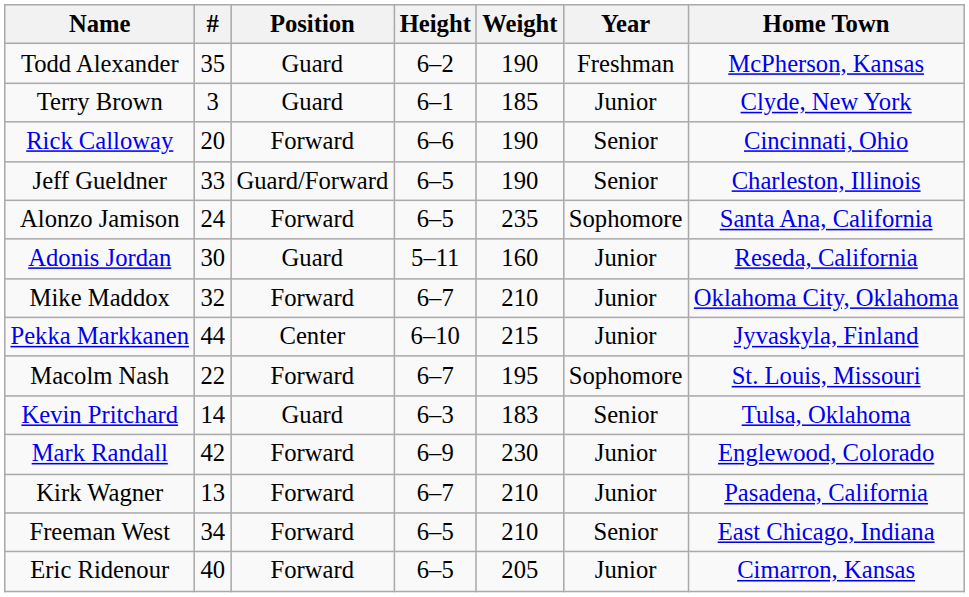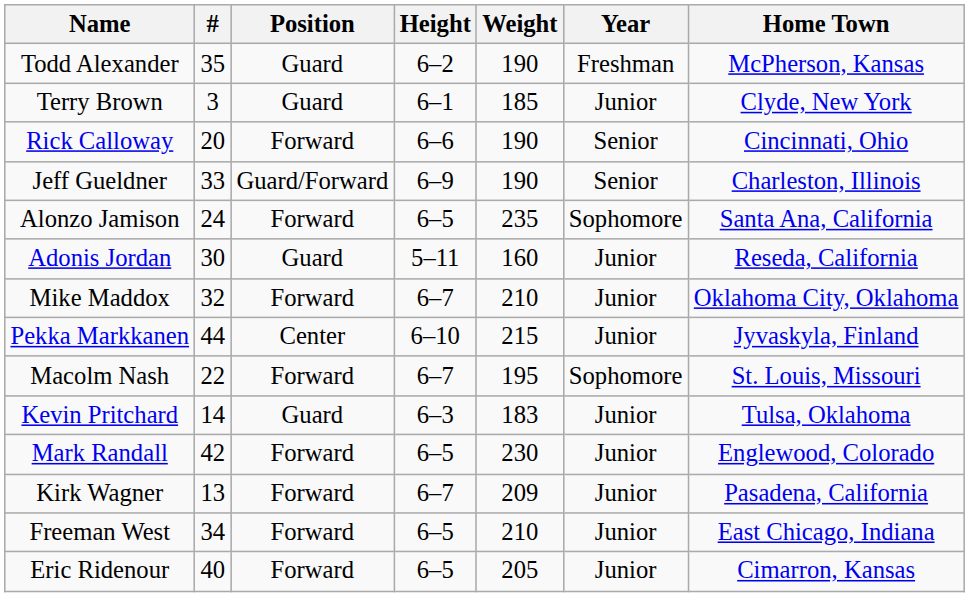(435, 180) 6–5 -> (435, 180) 6–9
(626, 414) Senior -> (626, 414) Junior
(435, 453) 6–9 -> (435, 453) 6–5
(520, 492) 210 -> (520, 492) 209
(626, 532) Senior -> (626, 532) Junior
